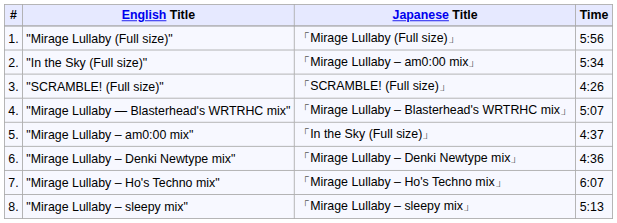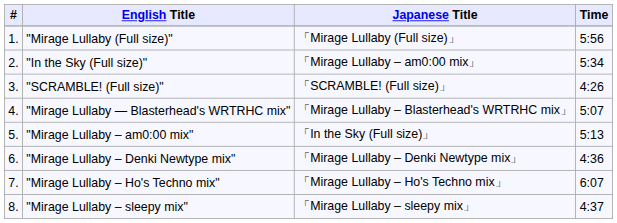(592, 135) 4:37 -> (592, 135) 5:13
(592, 207) 5:13 -> (592, 207) 4:37
